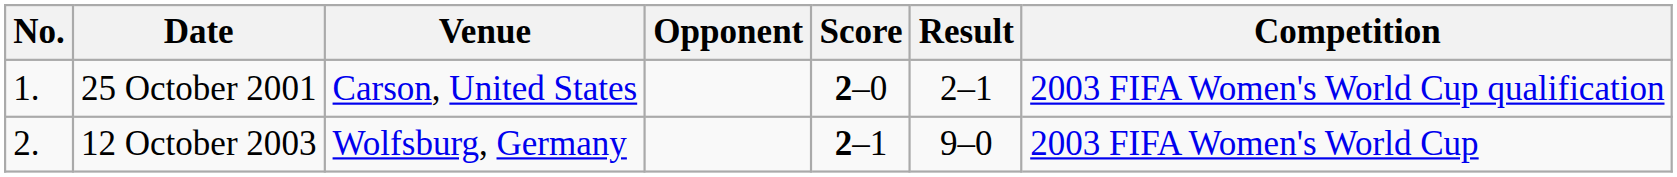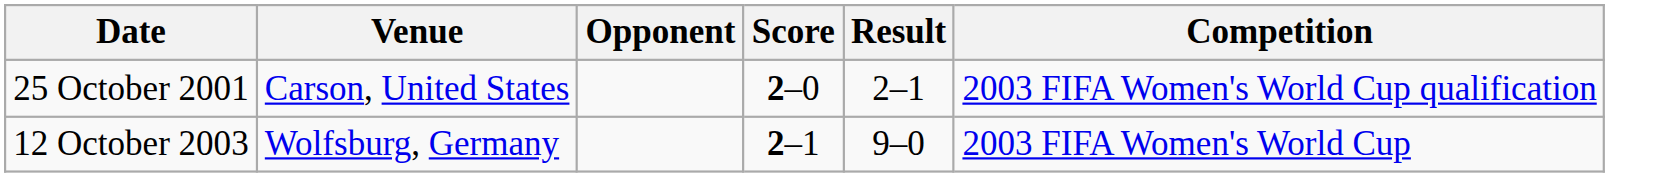- column: (39, 32)
